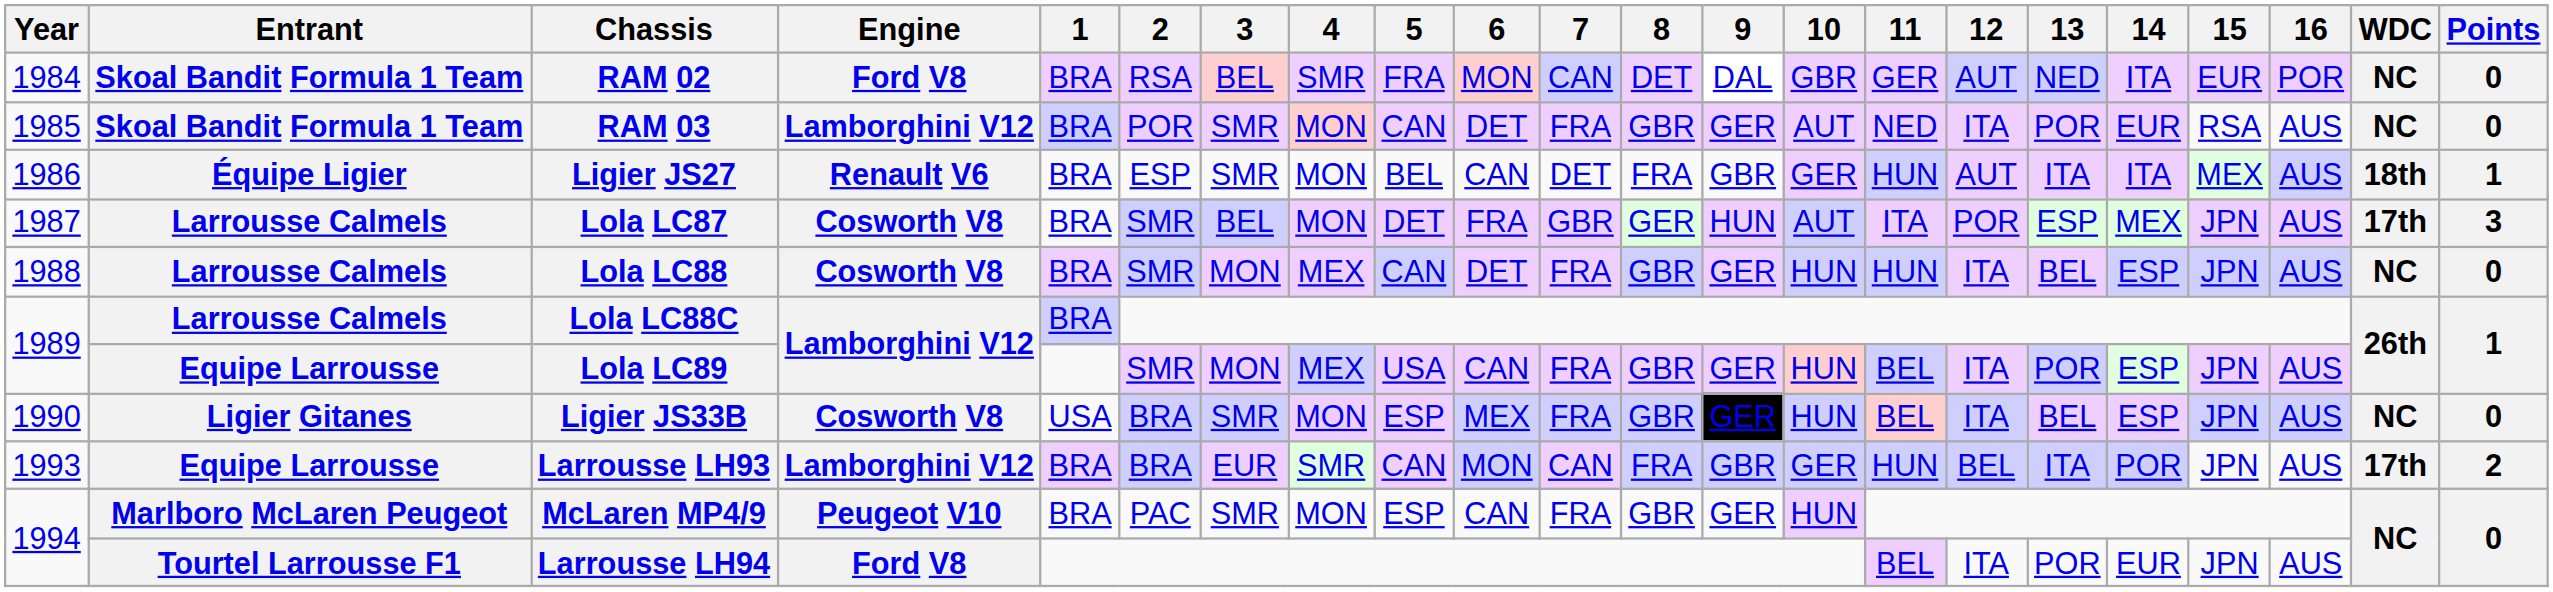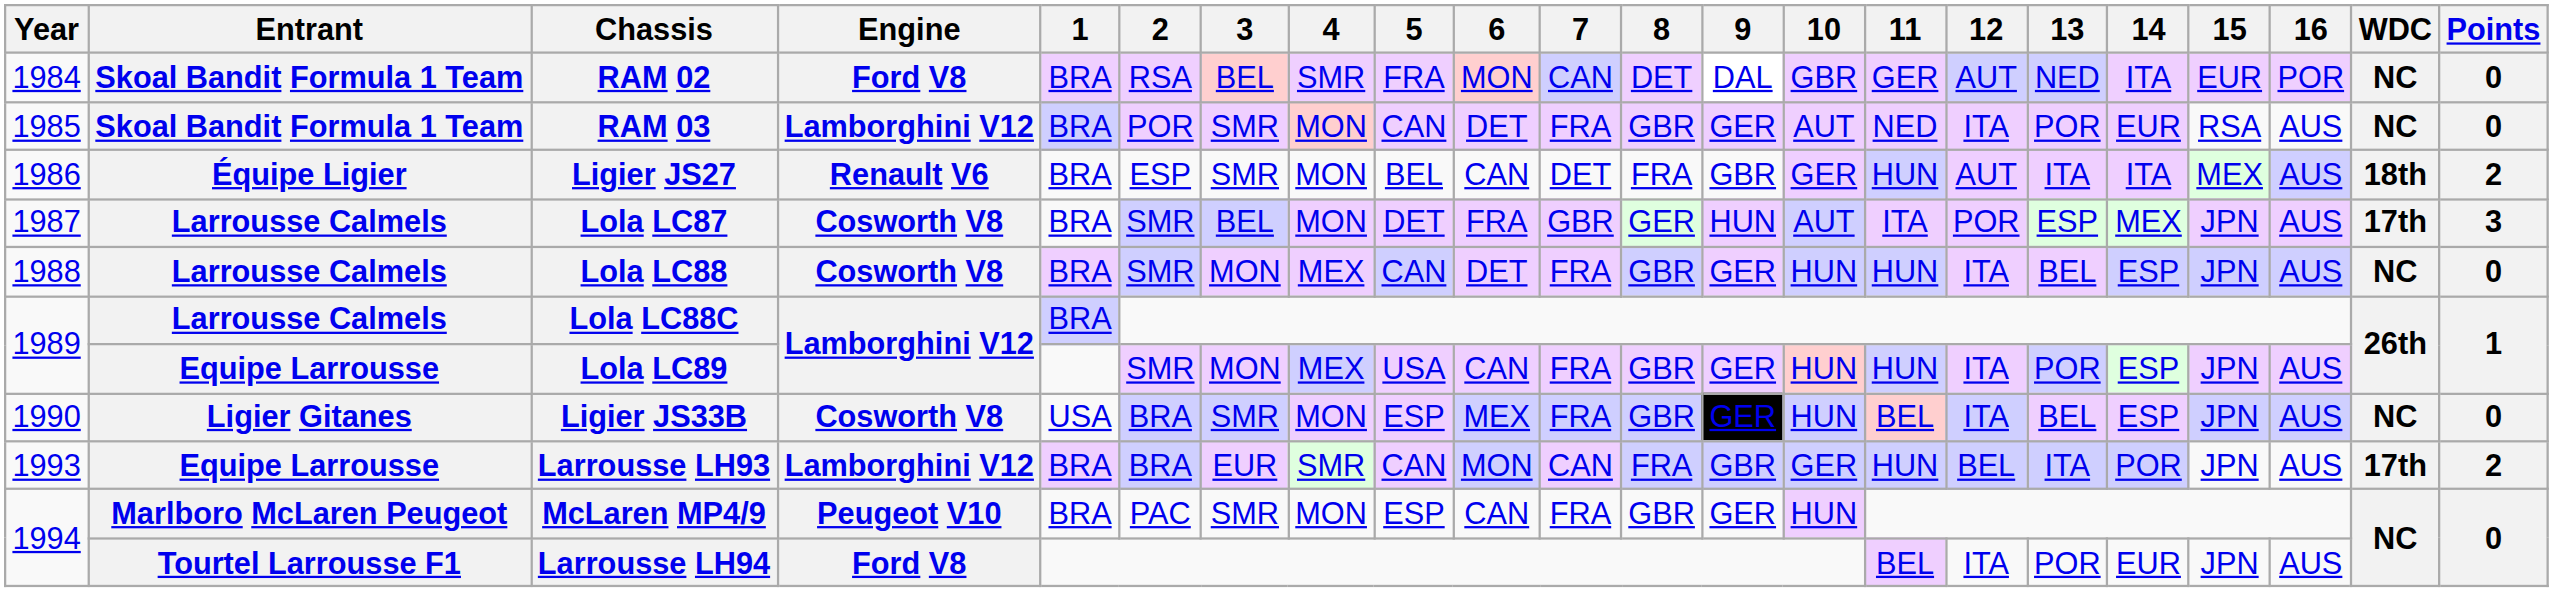(2493, 174) 1 -> (2493, 174) 2
(1905, 368) BEL -> (1905, 368) HUN
